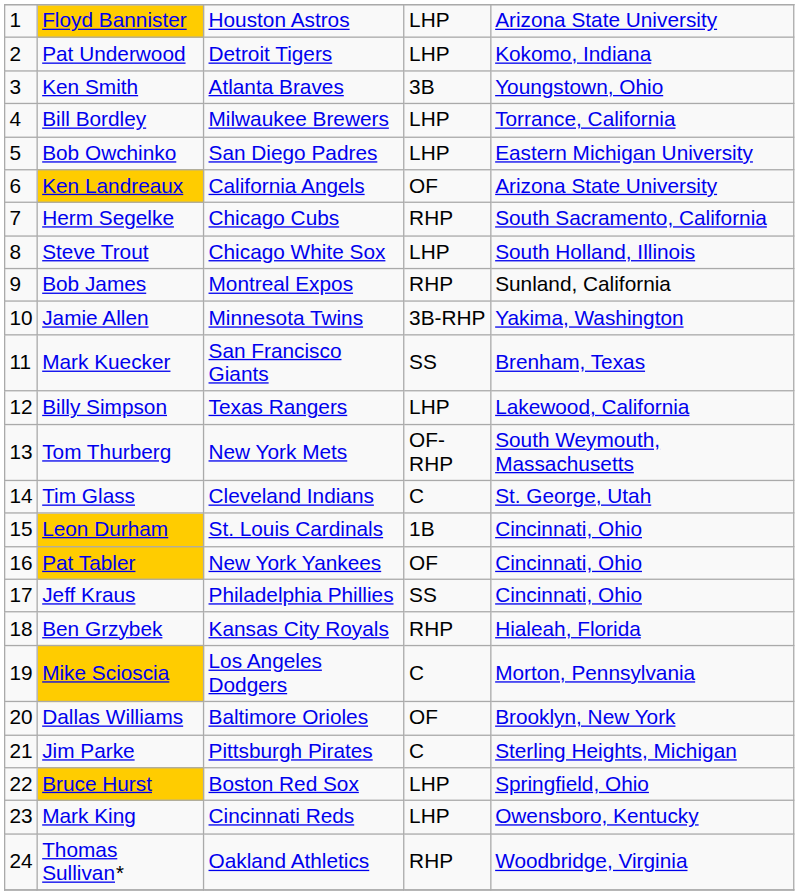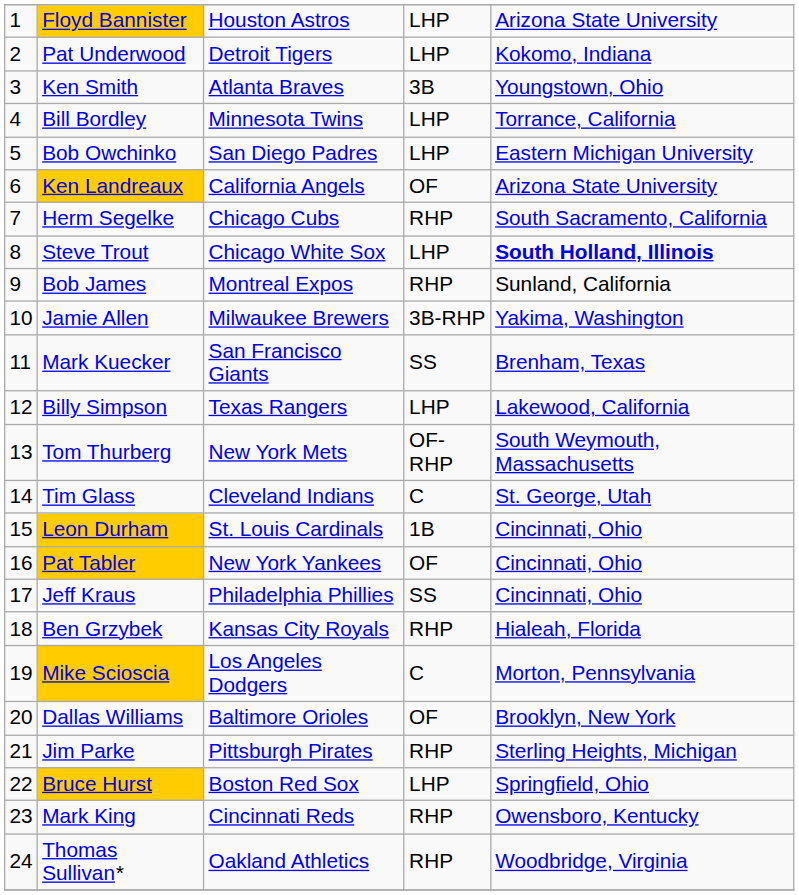(299, 119) Milwaukee Brewers -> (286, 119) Minnesota Twins
(595, 251) normal -> (604, 251) bold
(286, 317) Minnesota Twins -> (299, 317) Milwaukee Brewers
(417, 750) C -> (431, 750) RHP
(429, 816) LHP -> (431, 816) RHP
